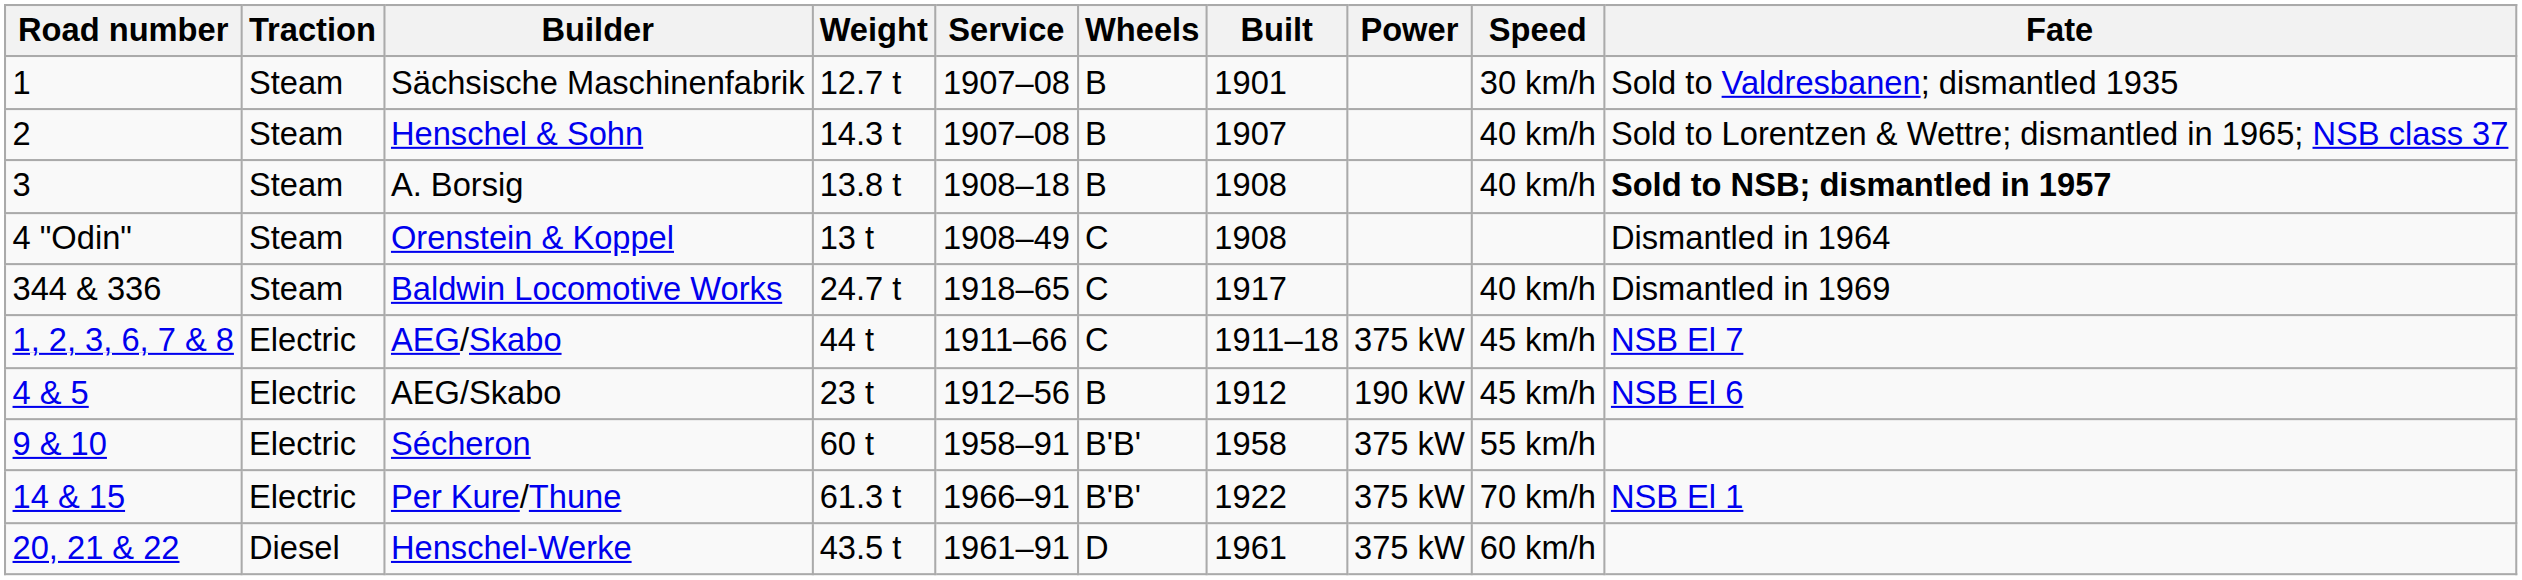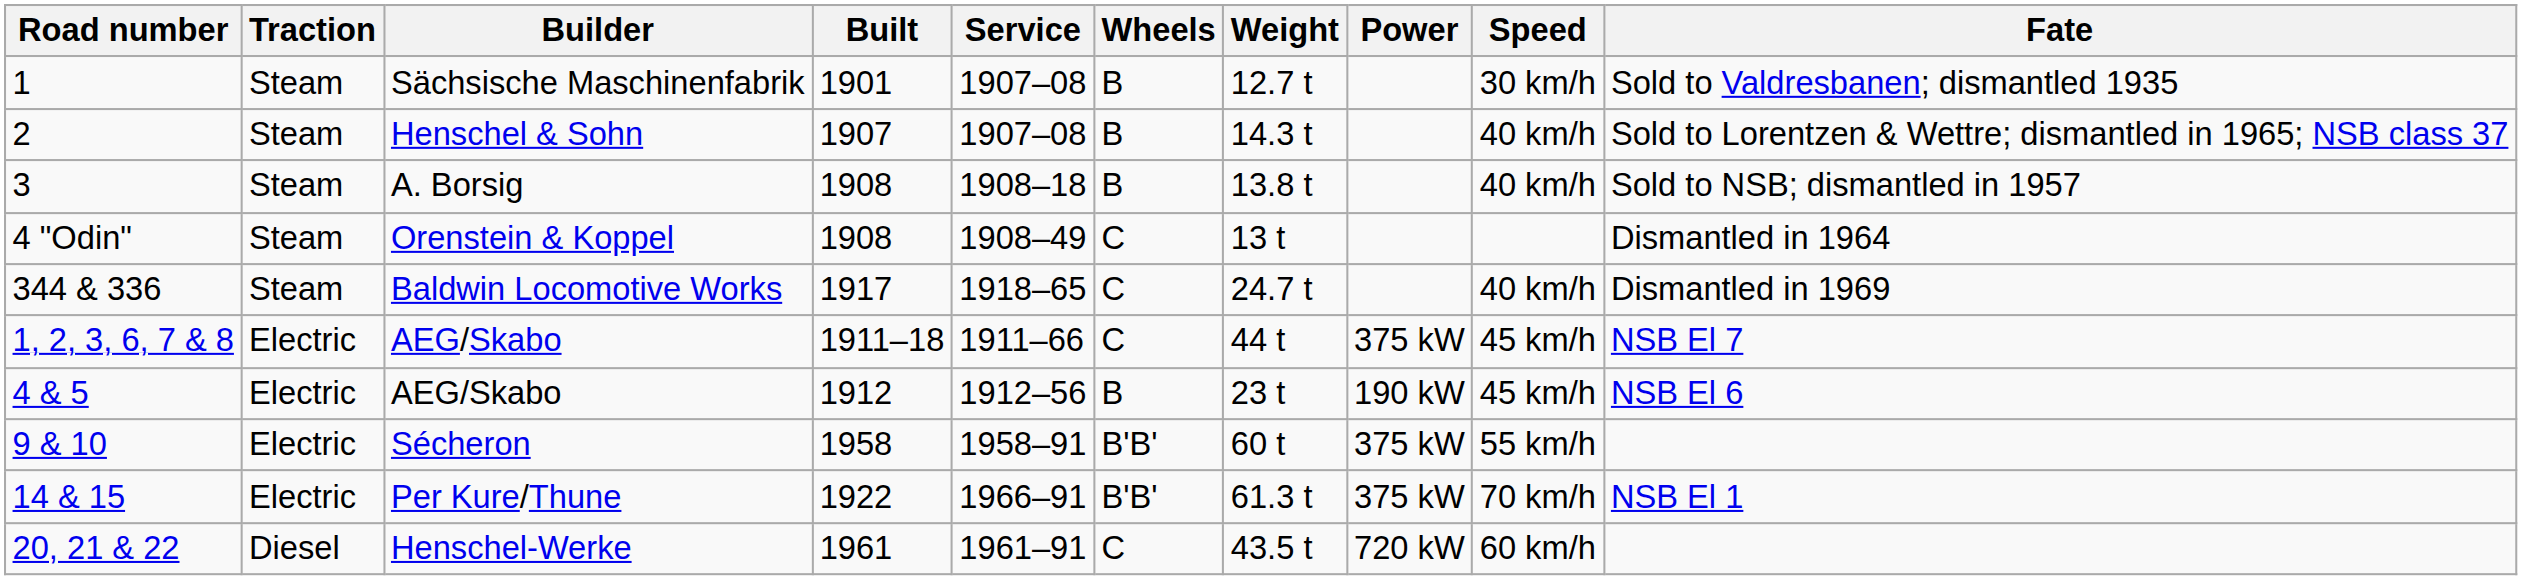columns swapped: (1277, 30) <-> (874, 30)
(1861, 185) bold -> (1846, 185) normal
(1097, 548) D -> (1113, 548) C
(1409, 548) 375 kW -> (1409, 548) 720 kW
